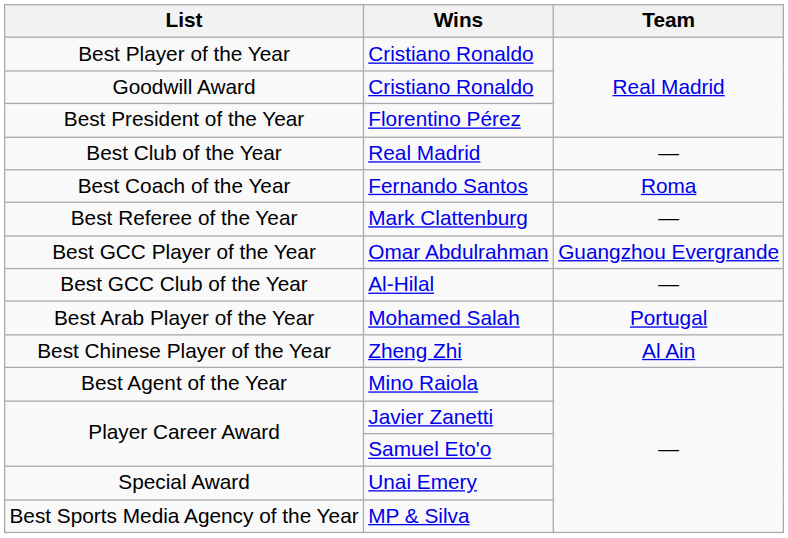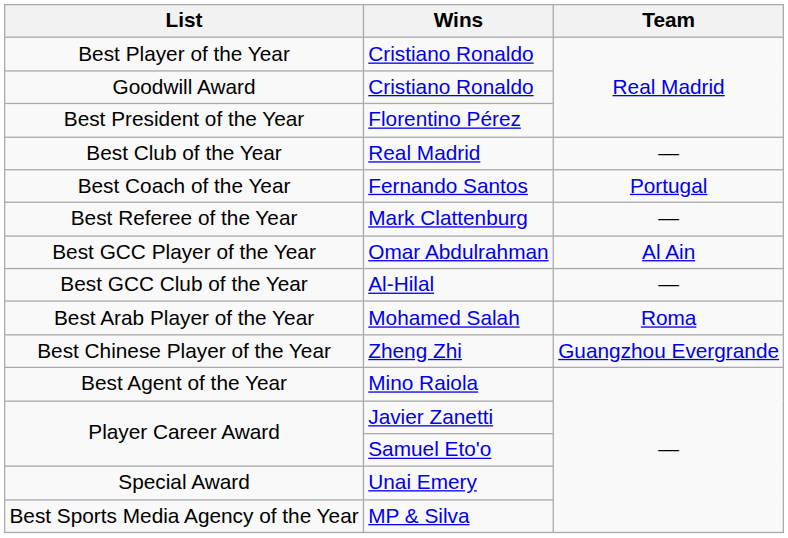(669, 185) Roma -> (669, 185) Portugal
(669, 251) Guangzhou Evergrande -> (669, 251) Al Ain
(669, 317) Portugal -> (669, 317) Roma
(669, 350) Al Ain -> (669, 350) Guangzhou Evergrande
